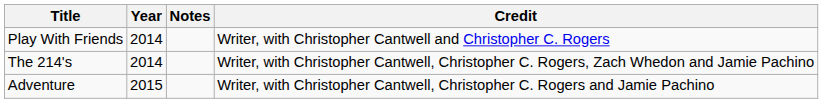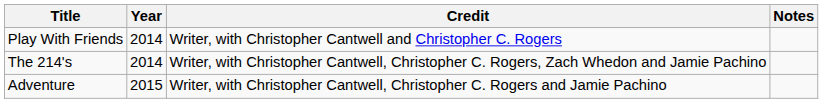columns swapped: (516, 16) <-> (190, 16)
